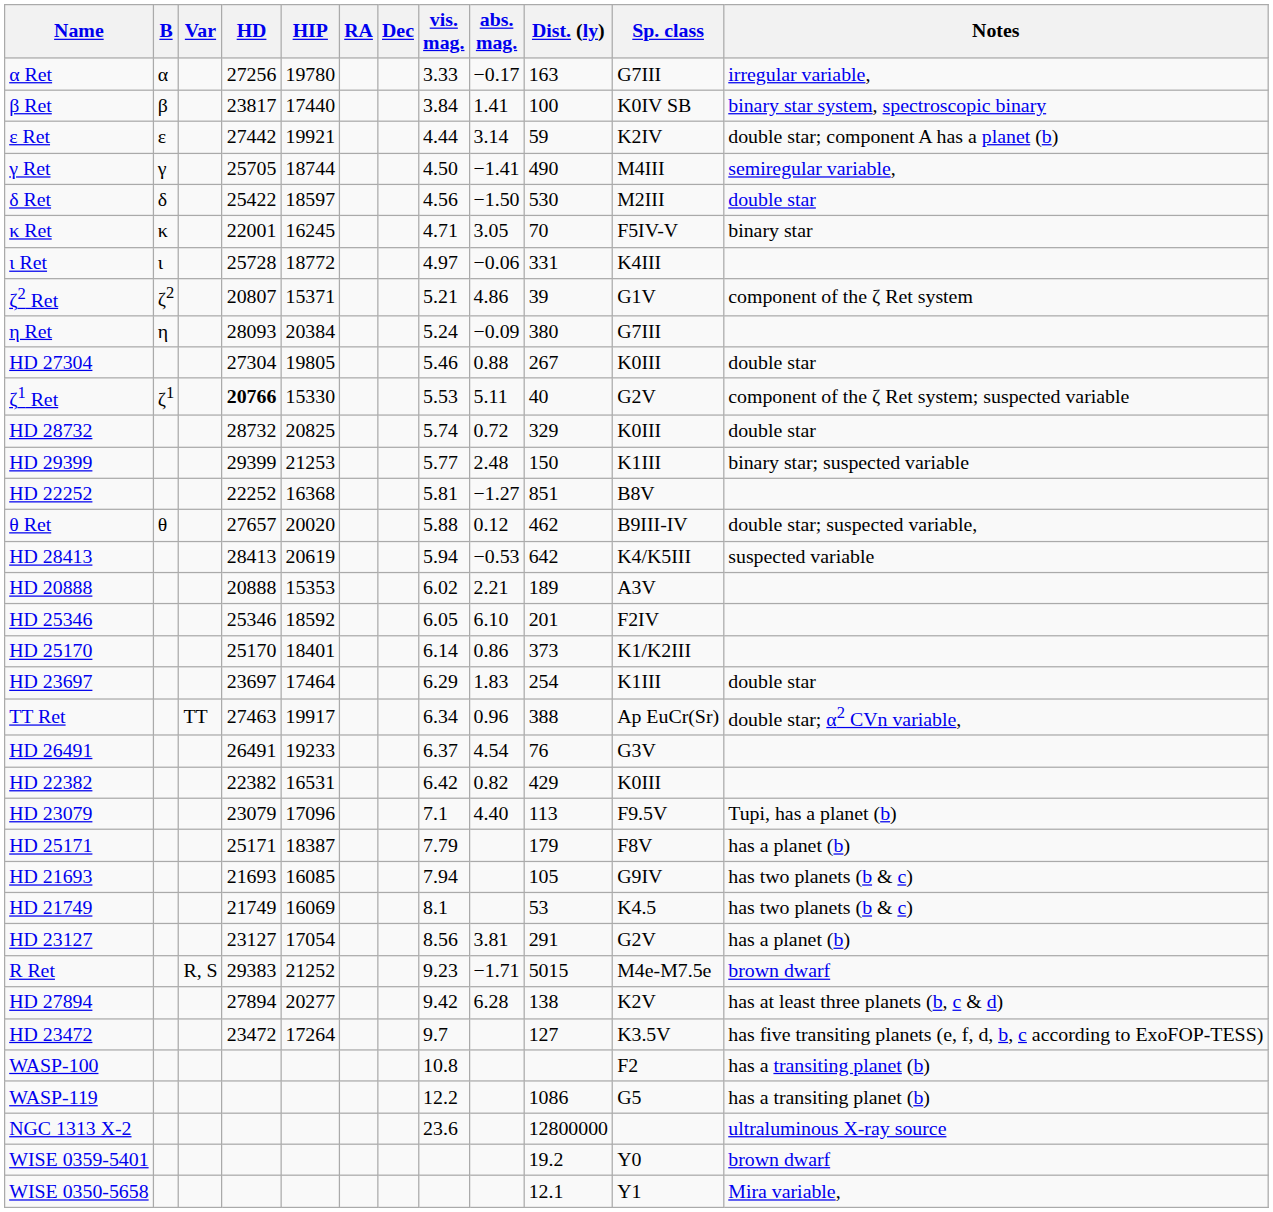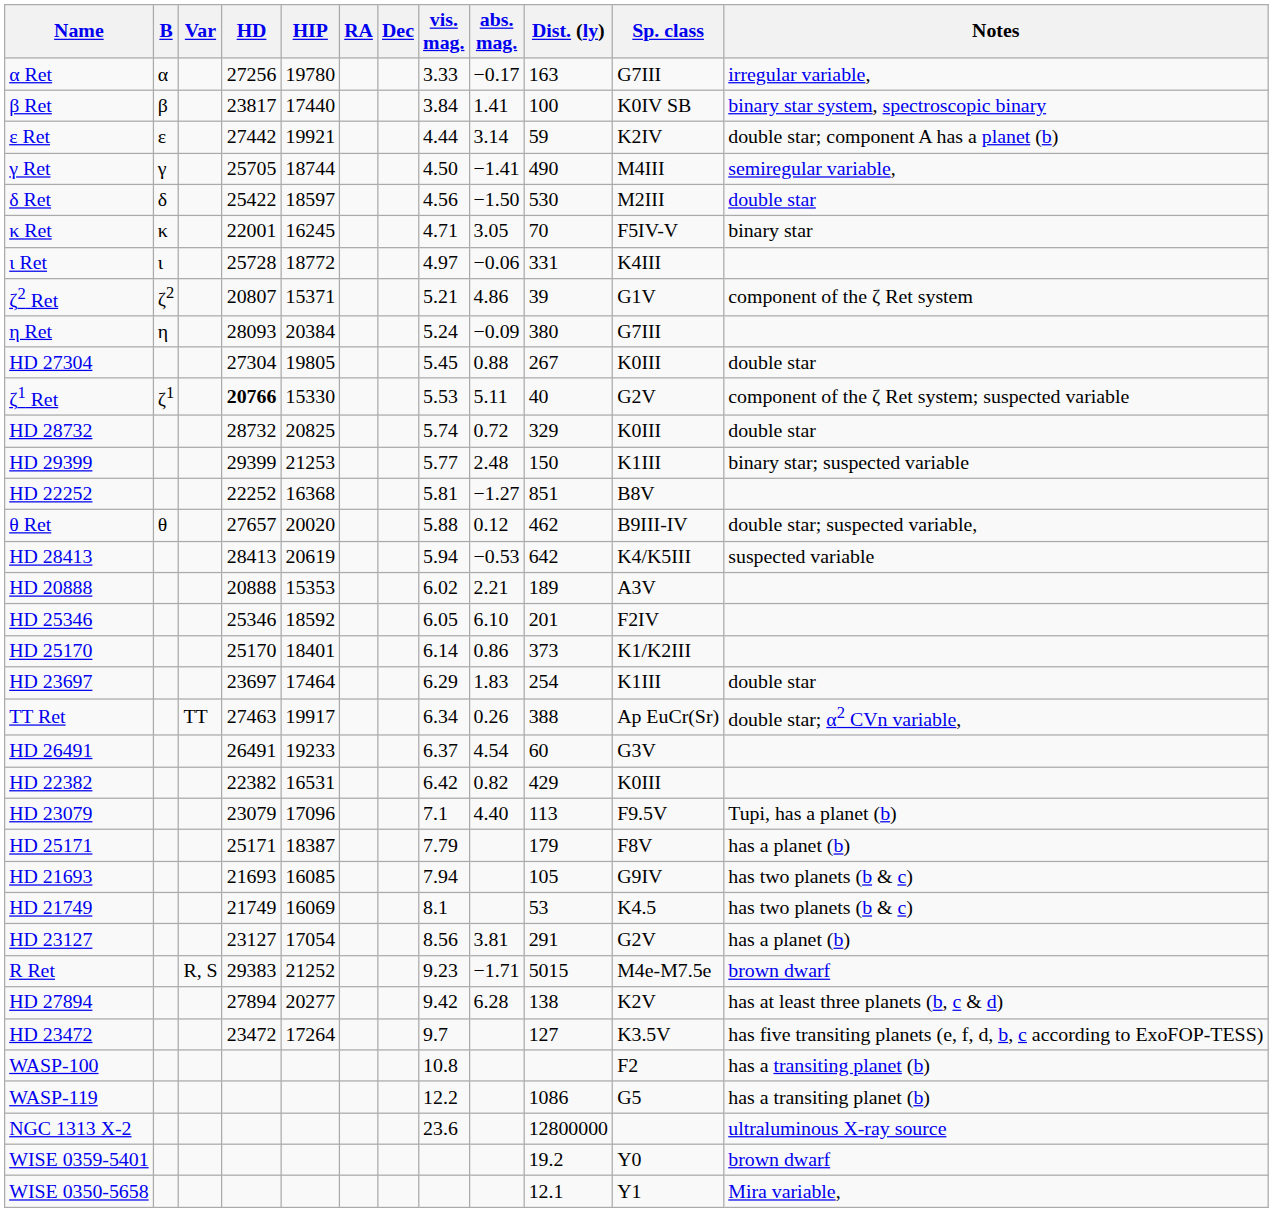(440, 362) 5.46 -> (440, 362) 5.45
(491, 716) 0.96 -> (491, 716) 0.26
(539, 750) 76 -> (539, 750) 60
